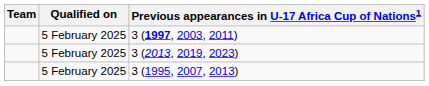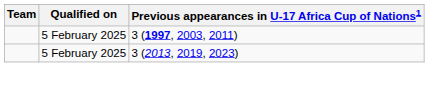- row: (185, 71)
